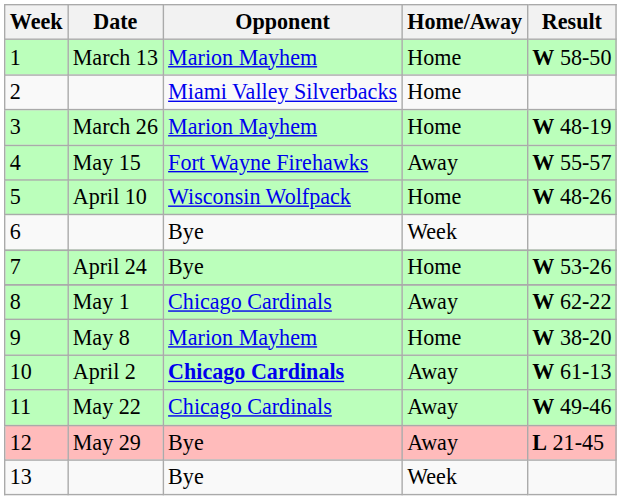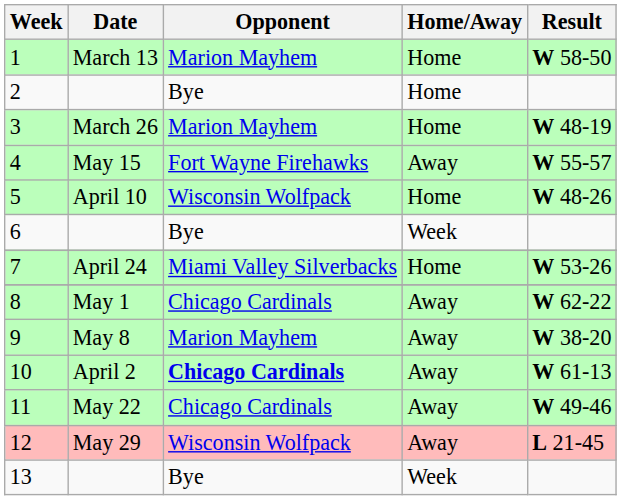(283, 92) Miami Valley Silverbacks -> (186, 92) Bye
(186, 267) Bye -> (283, 267) Miami Valley Silverbacks
(434, 337) Home -> (433, 337) Away
(186, 442) Bye -> (259, 442) Wisconsin Wolfpack
